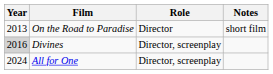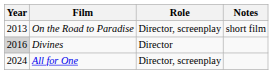(155, 28) Director -> (180, 28) Director, screenplay
(180, 45) Director, screenplay -> (155, 45) Director
